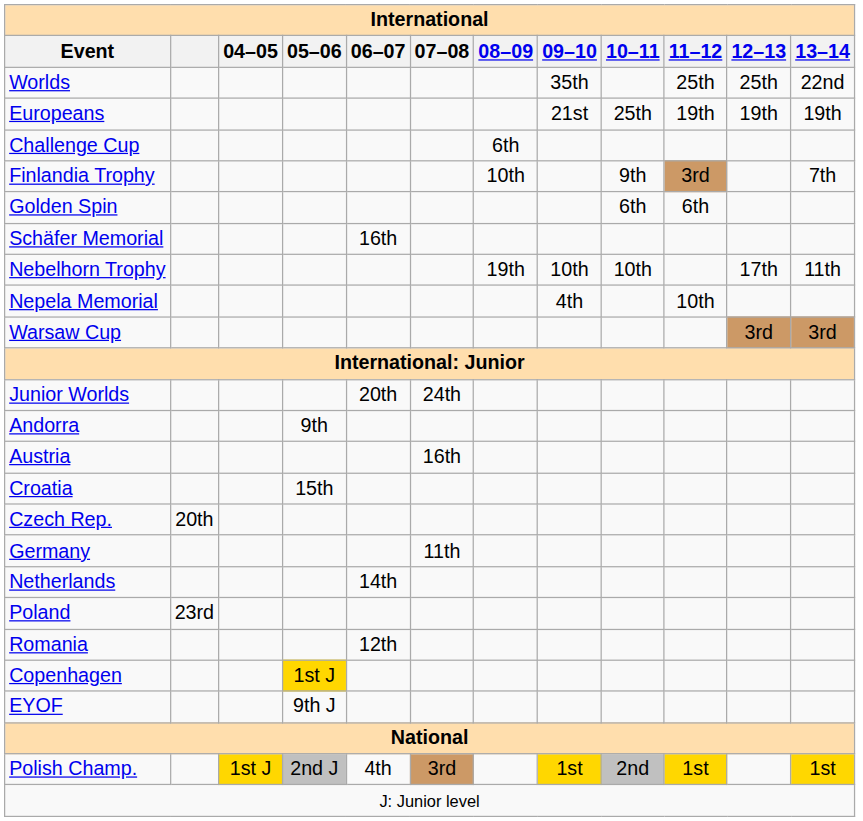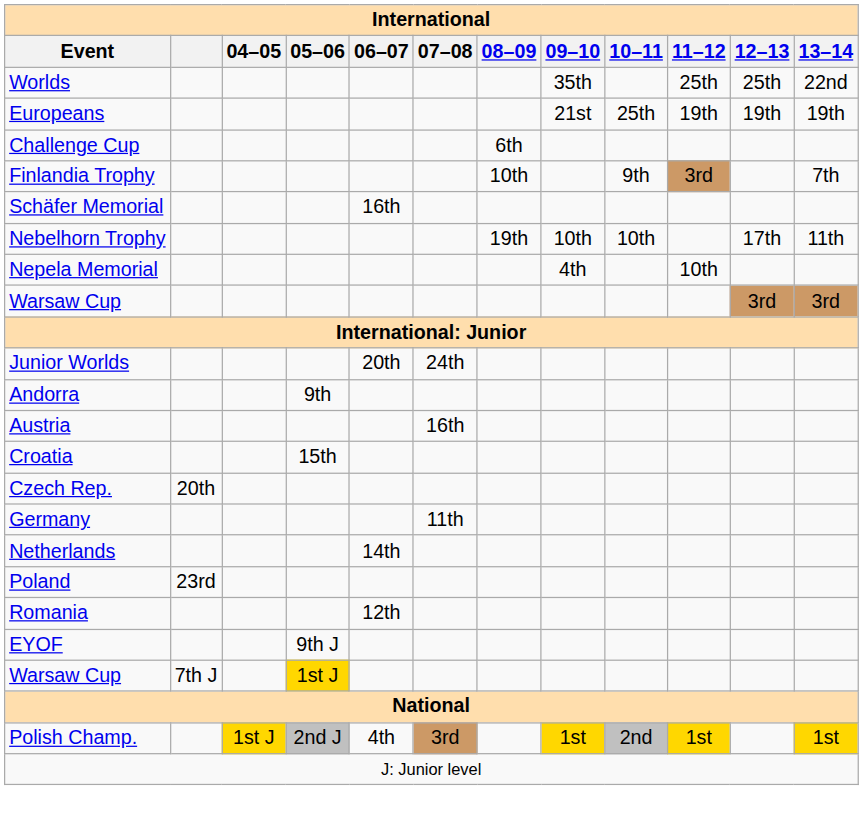- row: (63, 207)
- row: (66, 675)
+ row: (65, 675)
